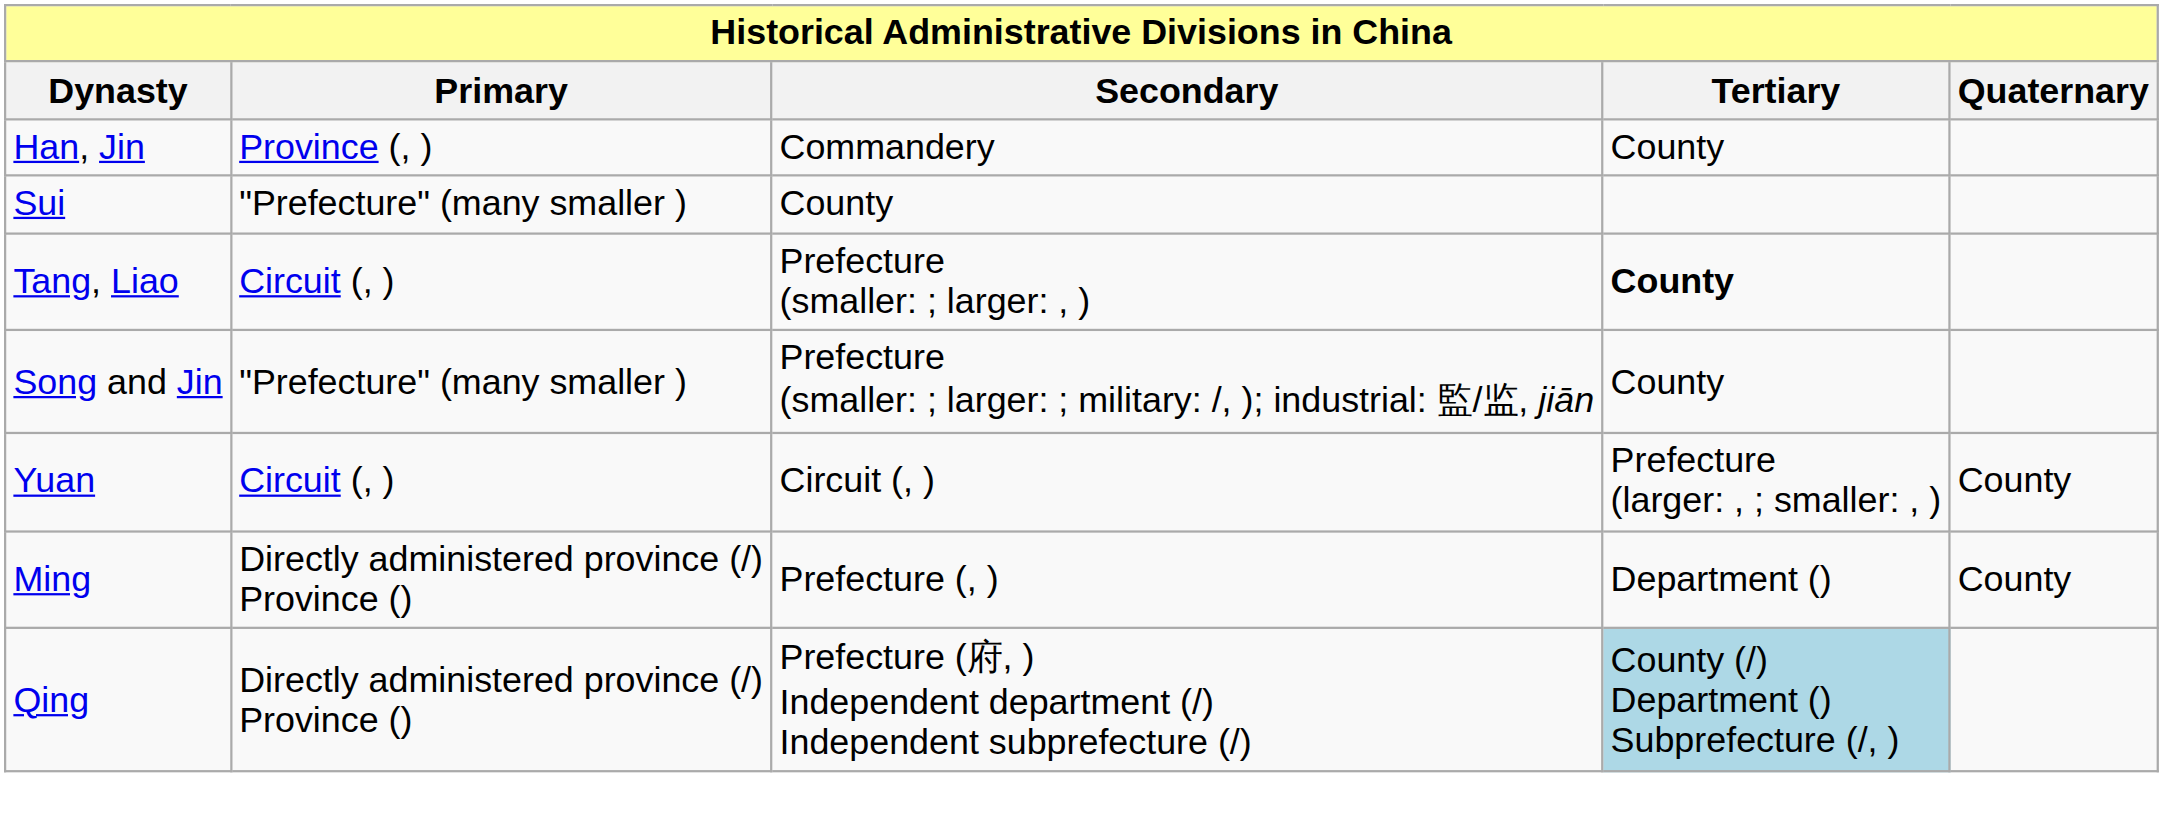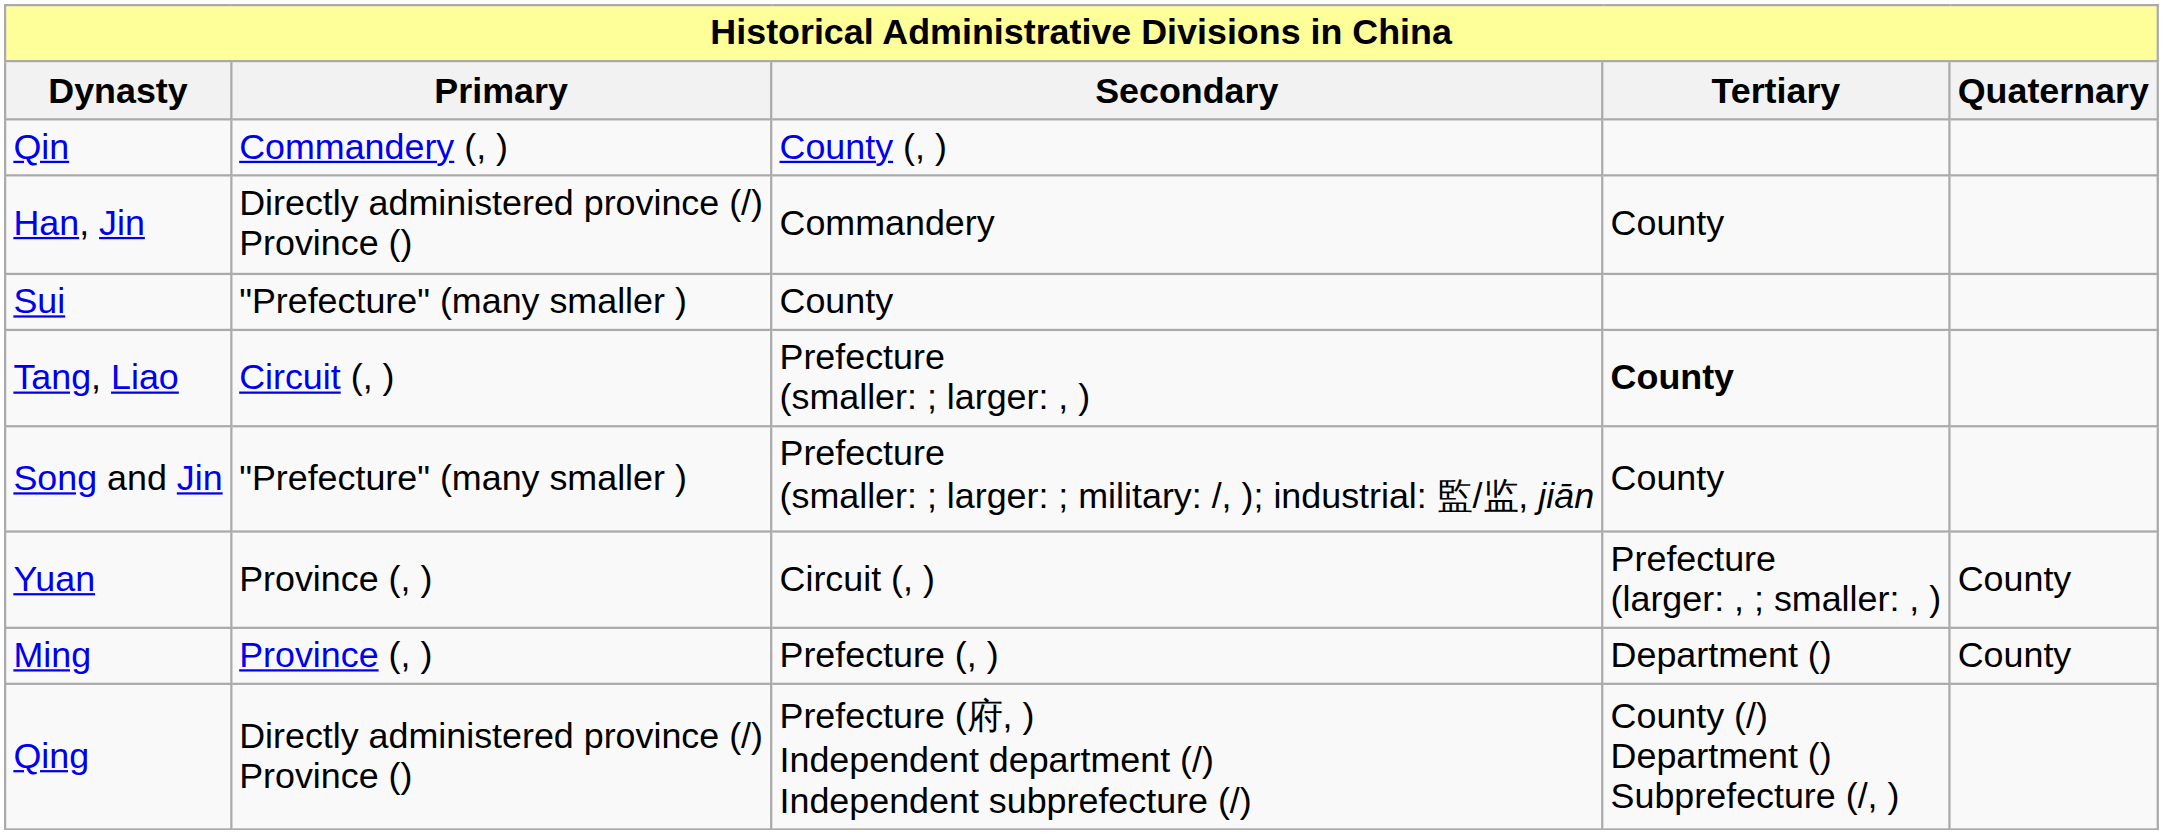+ row: (41, 146)
(336, 146) Province (, ) -> (501, 223) Directly administered province (/) Province ()
(317, 481) Circuit (, ) -> (336, 578) Province (, )
(501, 578) Directly administered province (/) Province () -> (336, 655) Province (, )
(1755, 699) lightblue background -> (1755, 756) no background
